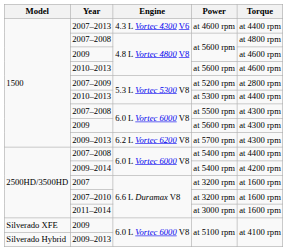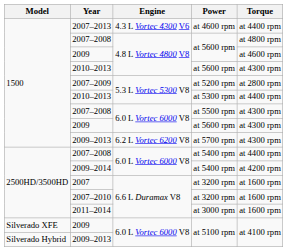(260, 69) at 4600 rpm -> (260, 69) at 4300 rpm
